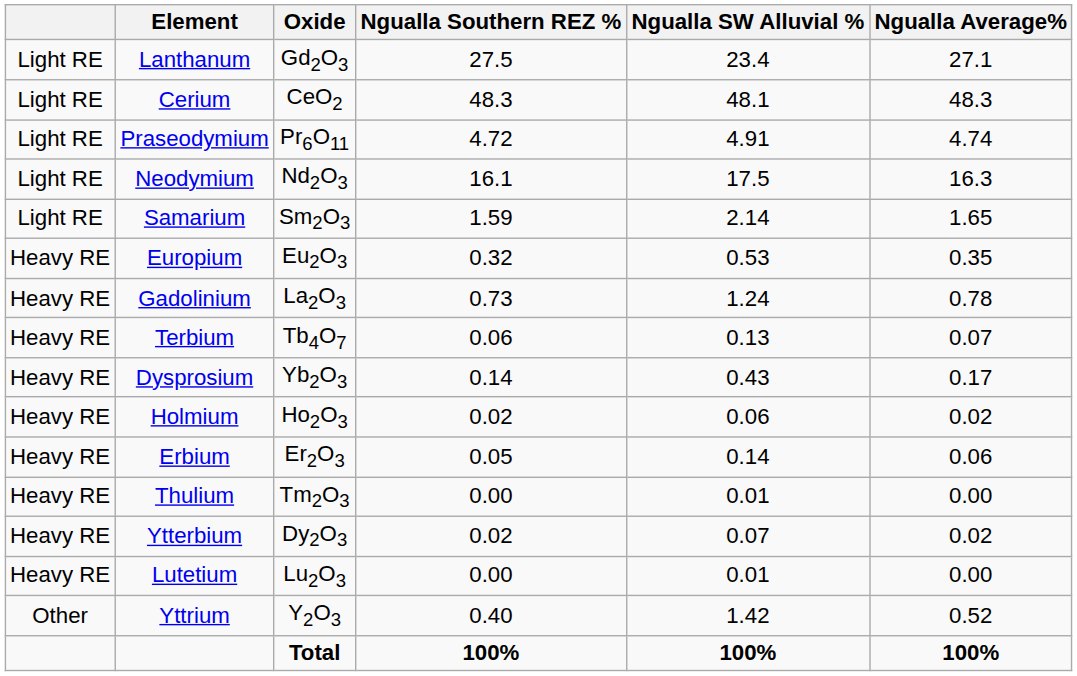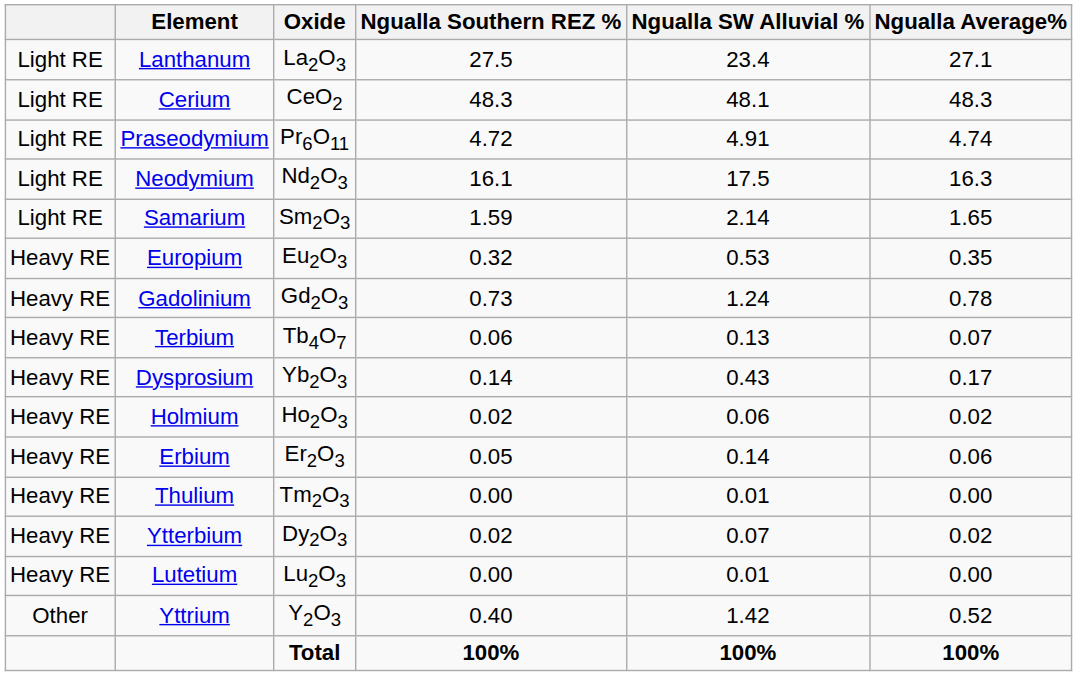(315, 60) Gd2O3 -> (315, 60) La2O3
(315, 298) La2O3 -> (315, 298) Gd2O3
